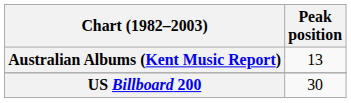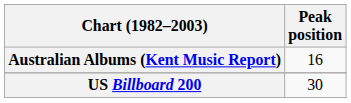(315, 60) 13 -> (315, 60) 16
